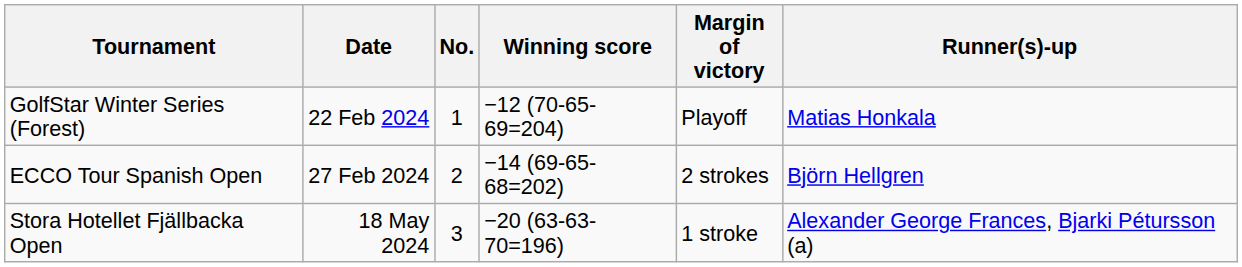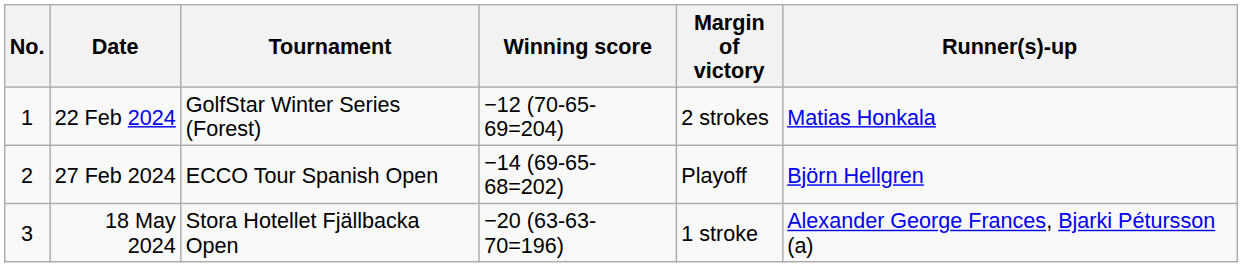columns swapped: (457, 46) <-> (154, 46)
(714, 117) Playoff -> (725, 117) 2 strokes
(725, 175) 2 strokes -> (714, 175) Playoff
